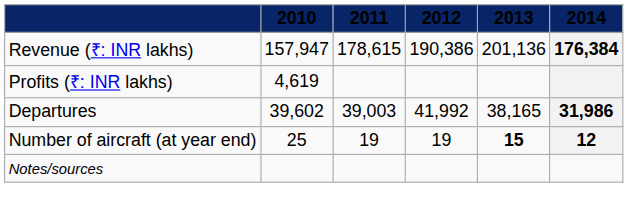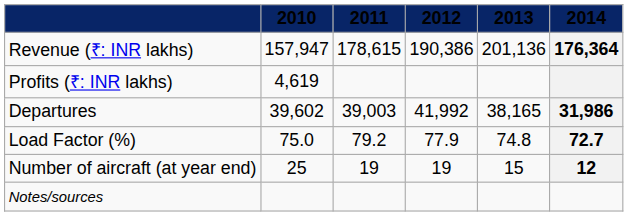(586, 48) 176,384 -> (586, 48) 176,364
+ row: (72, 140)
(514, 140) bold -> (514, 168) normal
